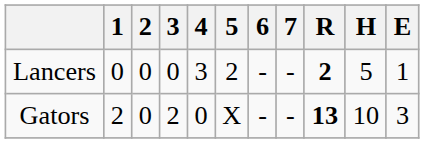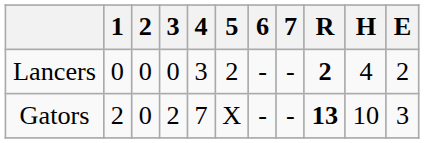(366, 71) 5 -> (366, 71) 4
(403, 71) 1 -> (403, 71) 2
(201, 115) 0 -> (201, 115) 7
